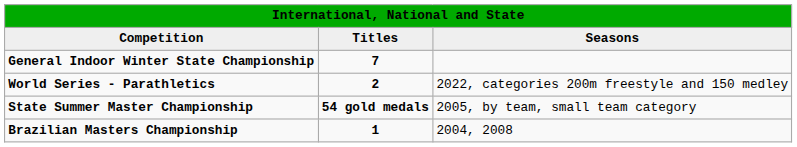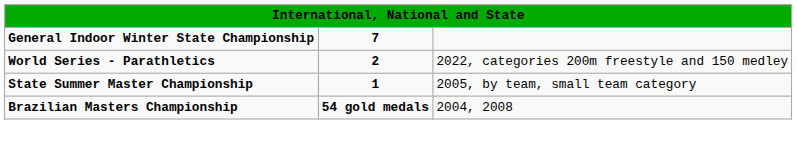- row: (161, 39)
(375, 107) 54 gold medals -> (375, 84) 1
(375, 130) 1 -> (375, 107) 54 gold medals
